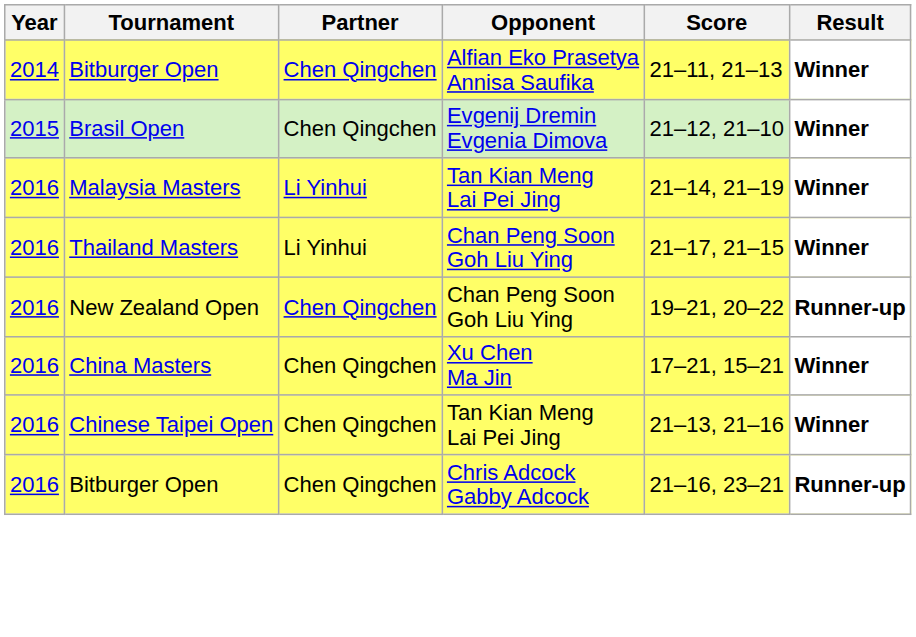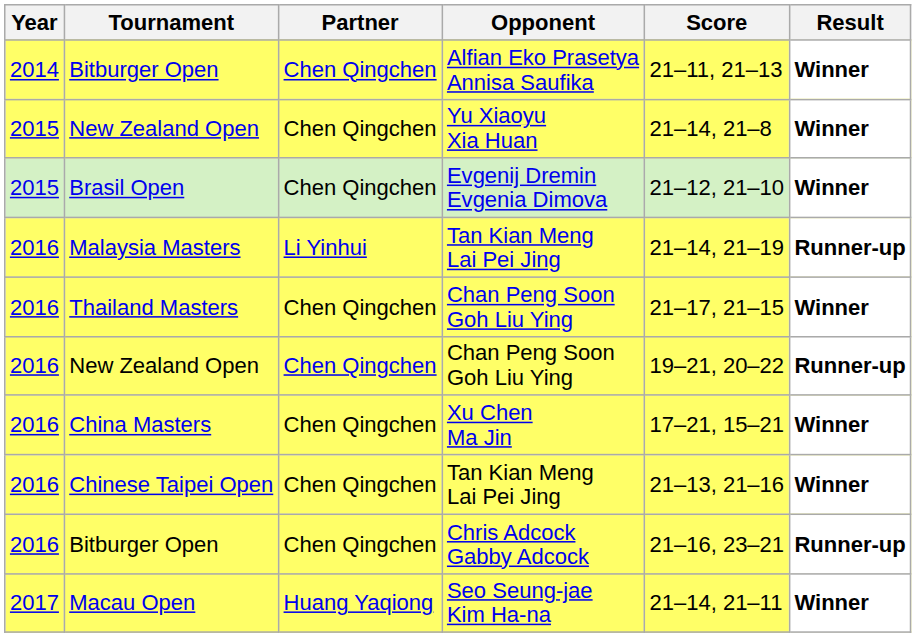+ row: (164, 129)
(832, 188) Winner -> (850, 247) Runner-up
(325, 247) Li Yinhui -> (360, 307) Chen Qingchen
+ row: (132, 603)
